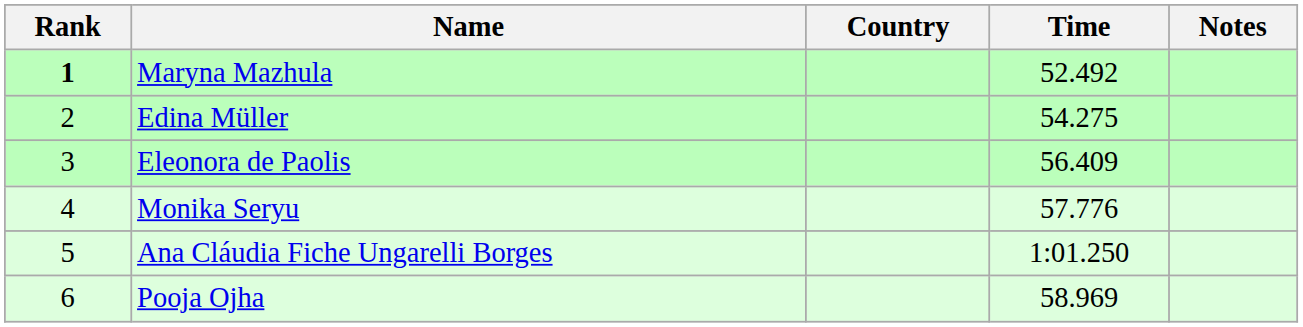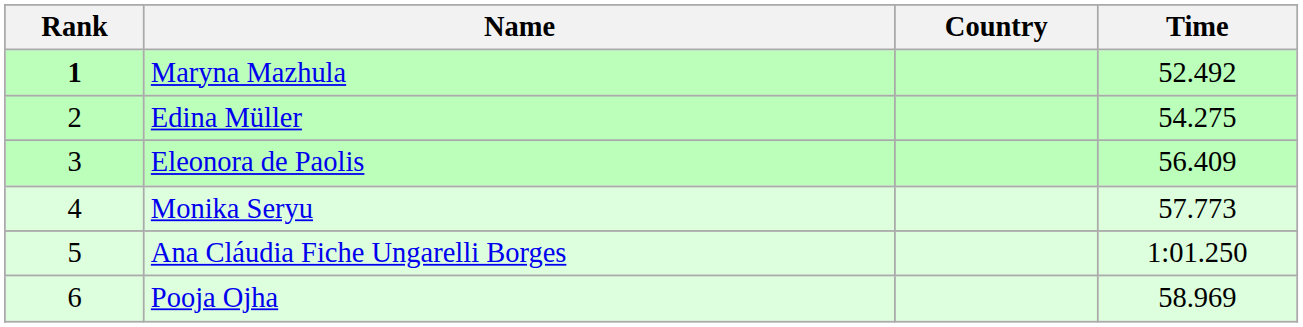- column: (1233, 27)
(1079, 207) 57.776 -> (1197, 207) 57.773
